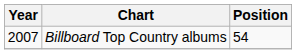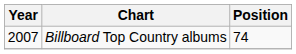(241, 37) 54 -> (241, 37) 74
